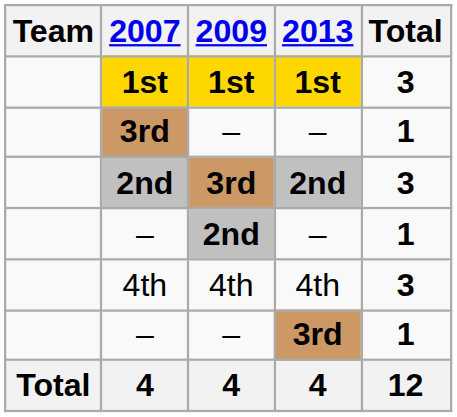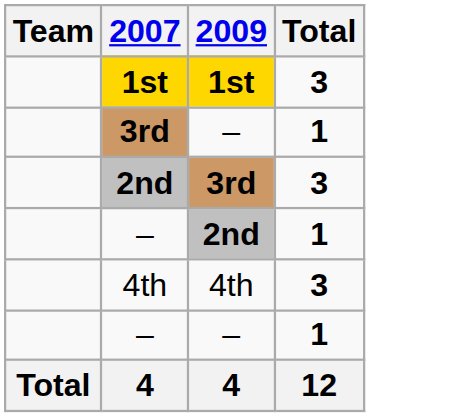- column: (318, 31)
